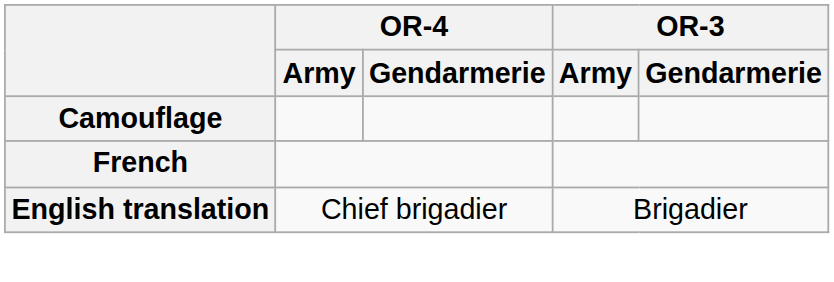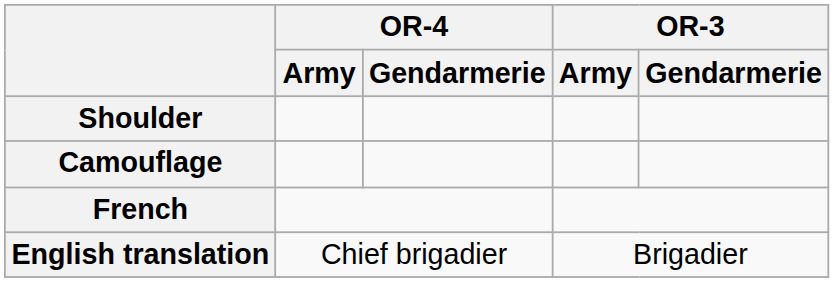+ row: (140, 118)
